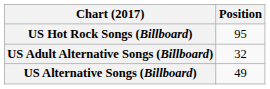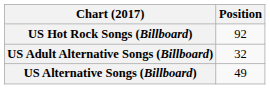(240, 34) 95 -> (240, 34) 92
